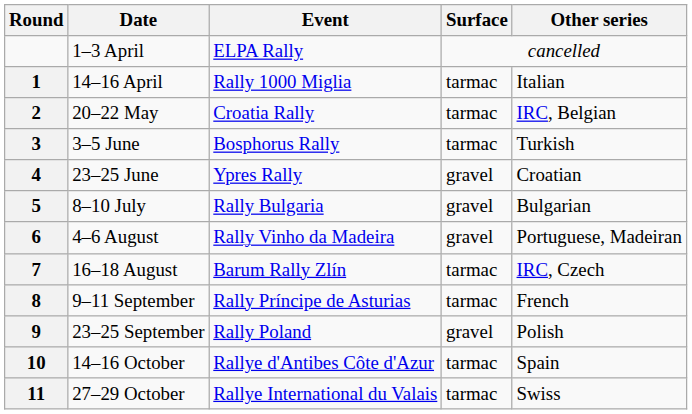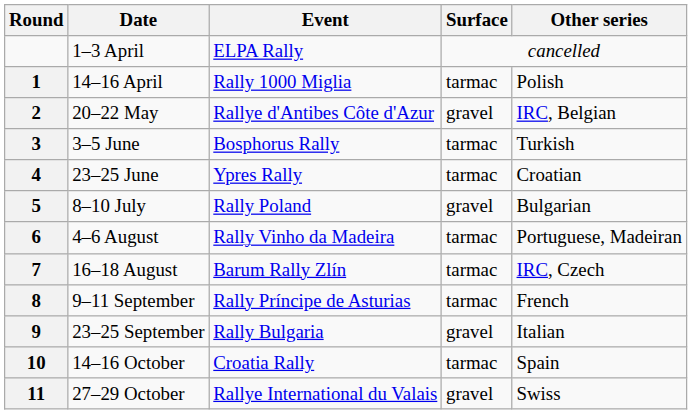(541, 82) Italian -> (540, 82) Polish
(264, 113) Croatia Rally -> (324, 113) Rallye d'Antibes Côte d'Azur
(472, 113) tarmac -> (470, 113) gravel
(470, 175) gravel -> (472, 175) tarmac
(268, 206) Rally Bulgaria -> (262, 206) Rally Poland
(470, 237) gravel -> (472, 237) tarmac
(262, 331) Rally Poland -> (268, 331) Rally Bulgaria
(540, 331) Polish -> (541, 331) Italian
(324, 362) Rallye d'Antibes Côte d'Azur -> (264, 362) Croatia Rally
(472, 393) tarmac -> (470, 393) gravel
